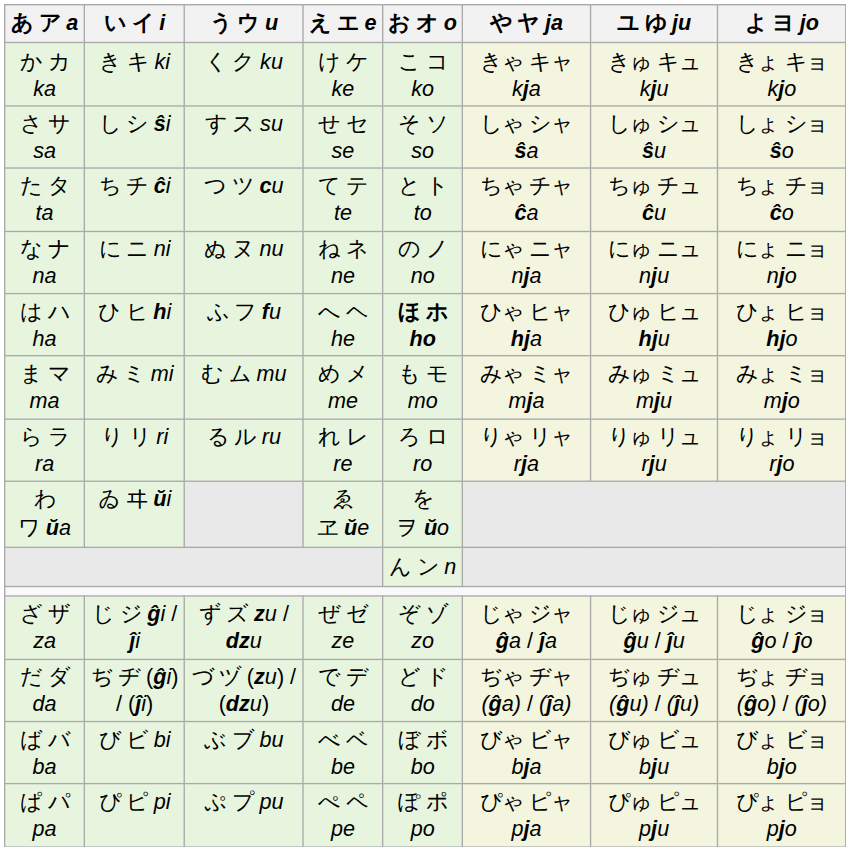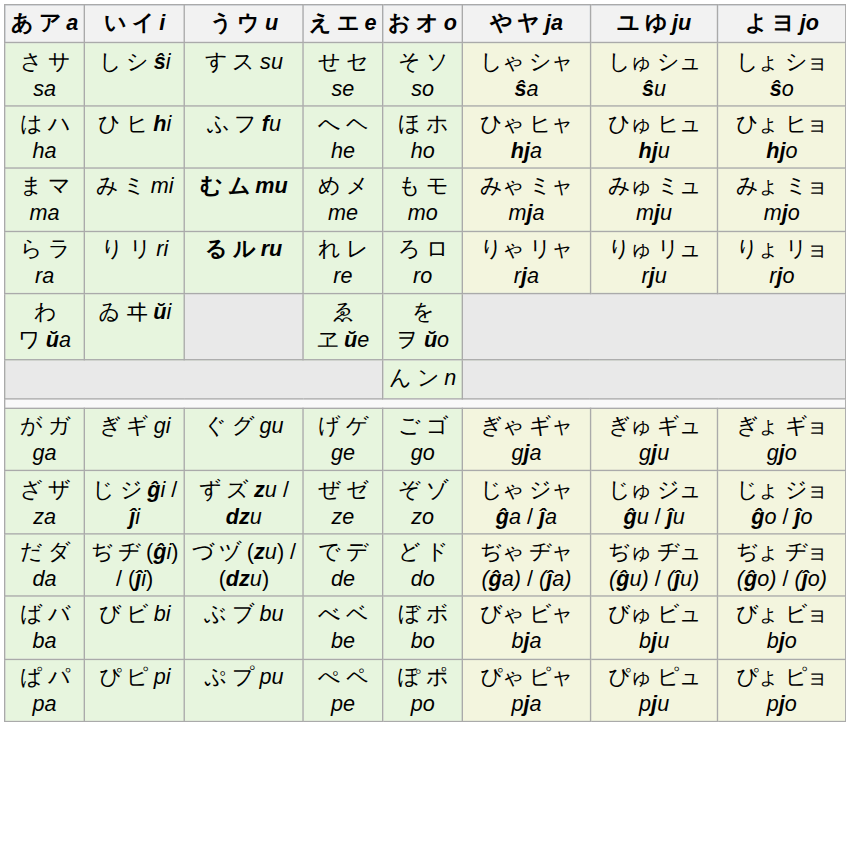- row: (45, 74)
- row: (45, 199)
- row: (45, 262)
(423, 325) bold -> (423, 137) normal
(244, 374) normal -> (244, 186) bold
(244, 436) normal -> (244, 249) bold
+ row: (45, 440)
